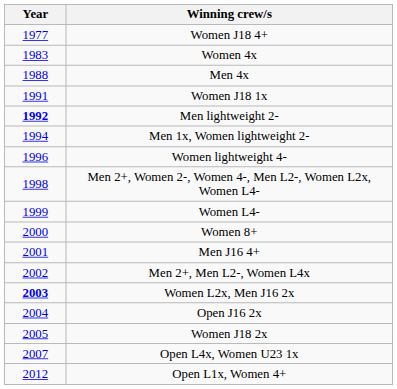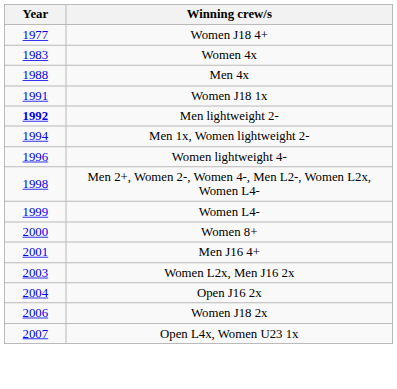- row: (229, 272)
(35, 292) bold -> (35, 272) normal
(35, 333) 2005 -> (35, 313) 2006
- row: (229, 374)
